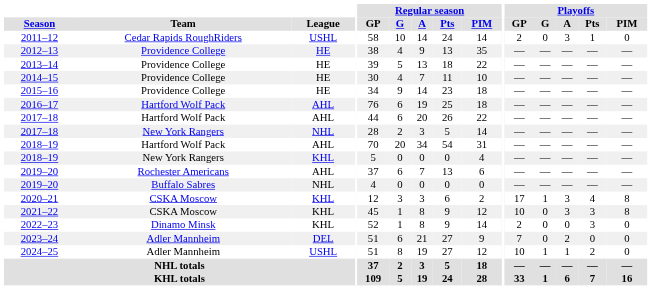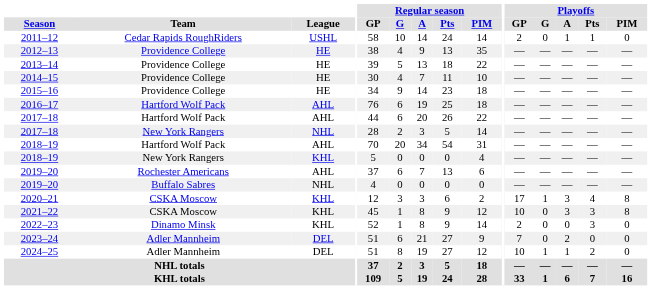(567, 37) 3 -> (567, 37) 1
(323, 252) USHL -> (323, 252) DEL
